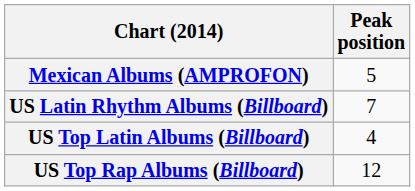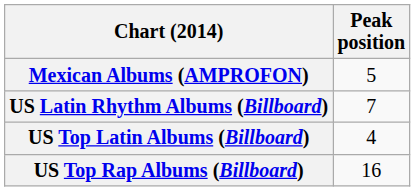(371, 169) 12 -> (371, 169) 16
